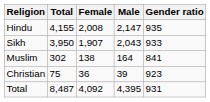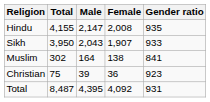columns swapped: (95, 12) <-> (129, 12)
